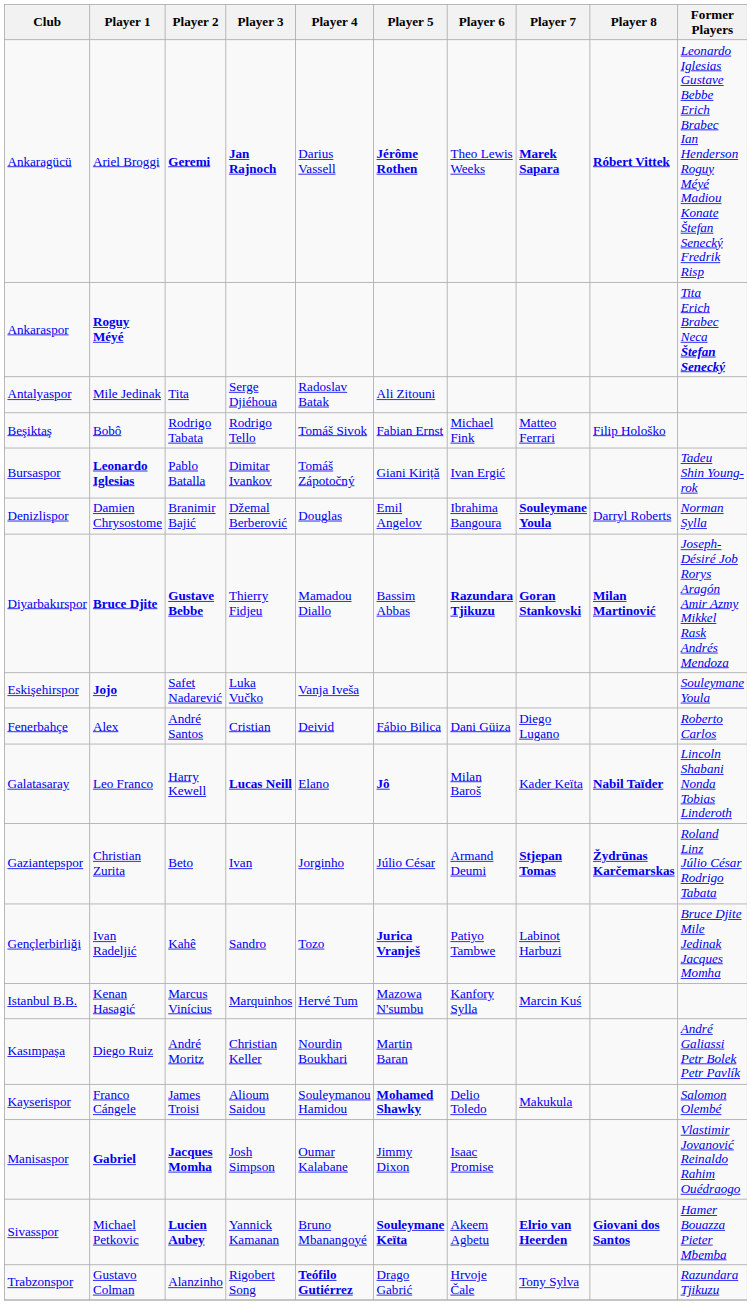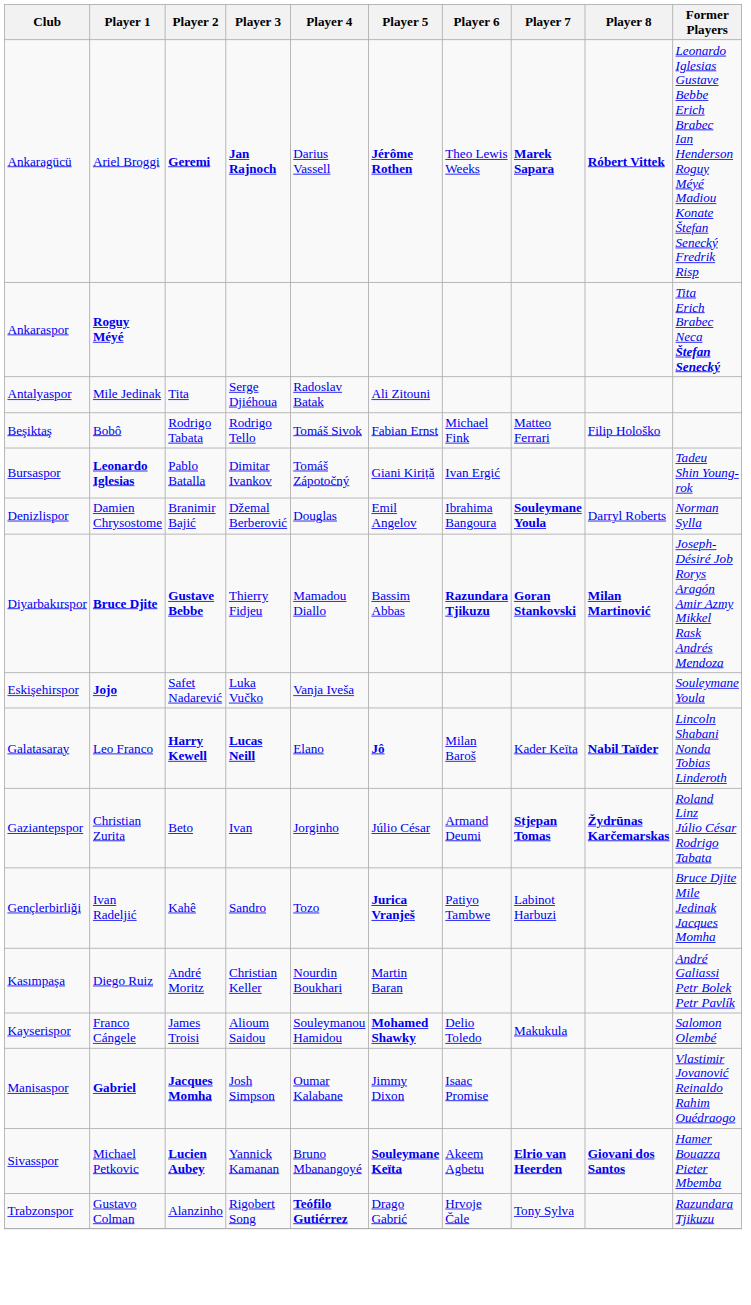- row: (38, 726)
(187, 783) normal -> (188, 748) bold
- row: (42, 1001)
